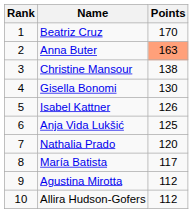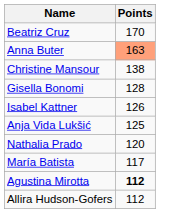- column: (21, 14)
(168, 88) 130 -> (135, 88) 128
(168, 181) normal -> (135, 181) bold
